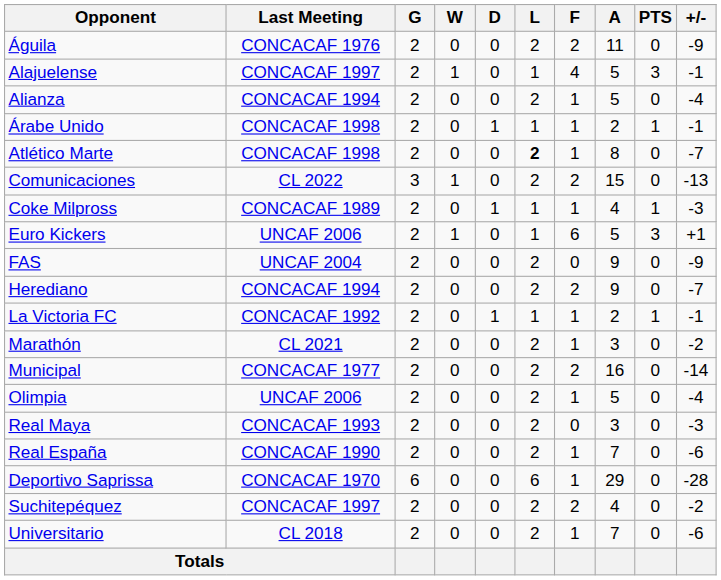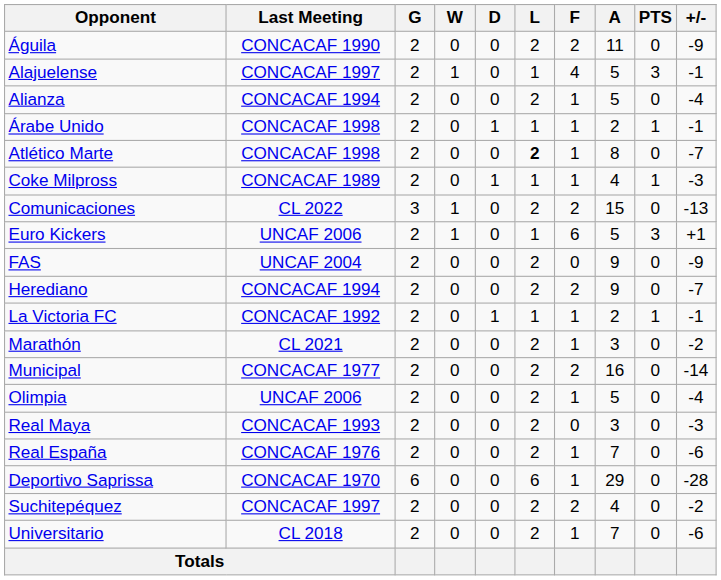(311, 45) CONCACAF 1976 -> (311, 45) CONCACAF 1990
rows swapped: (63, 208) <-> (72, 180)
(311, 452) CONCACAF 1990 -> (311, 452) CONCACAF 1976
